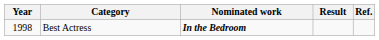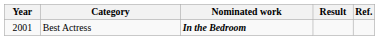(22, 27) 1998 -> (22, 27) 2001
